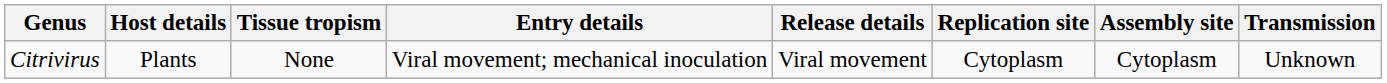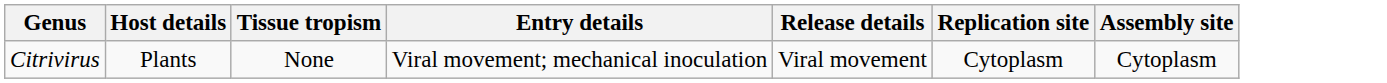- column: (1310, 22)
